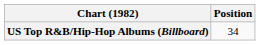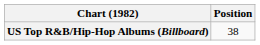(233, 31) 34 -> (233, 31) 38
